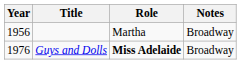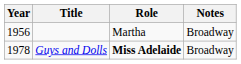(19, 50) 1976 -> (19, 50) 1978
